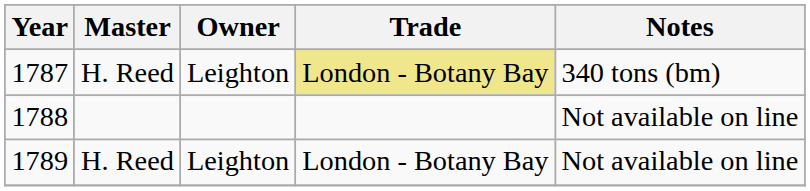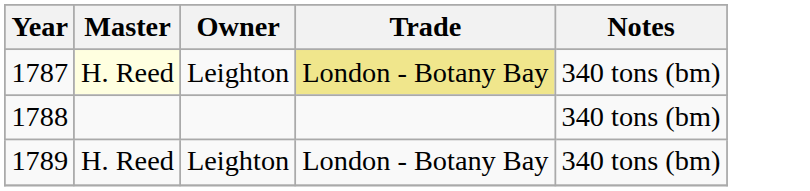(128, 71) no background -> (128, 71) lightyellow background
(680, 116) Not available on line -> (641, 116) 340 tons (bm)
(680, 161) Not available on line -> (641, 161) 340 tons (bm)
